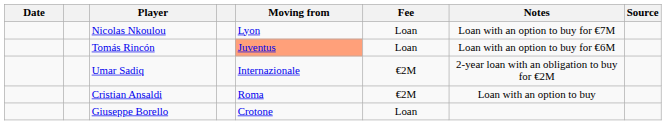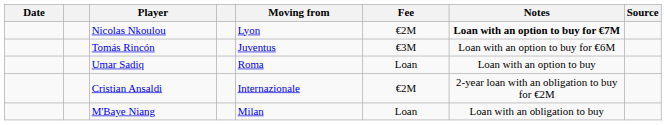(406, 30) Loan -> (406, 30) €2M
(537, 30) normal -> (537, 30) bold
(257, 47) lightsalmon background -> (257, 47) no background
(406, 47) Loan -> (406, 47) €3M
(269, 71) Internazionale -> (251, 64) Roma
(406, 71) €2M -> (406, 64) Loan
(537, 71) 2-year loan with an obligation to buy for €2M -> (537, 64) Loan with an option to buy
(251, 94) Roma -> (269, 88) Internazionale
(537, 94) Loan with an option to buy -> (537, 88) 2-year loan with an obligation to buy for €2M
+ row: (123, 111)
- row: (130, 111)
